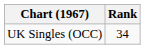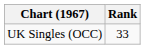(123, 34) 34 -> (123, 34) 33
